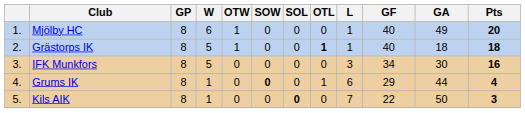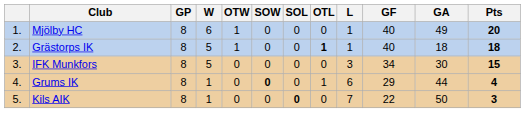(494, 64) 16 -> (494, 64) 15
